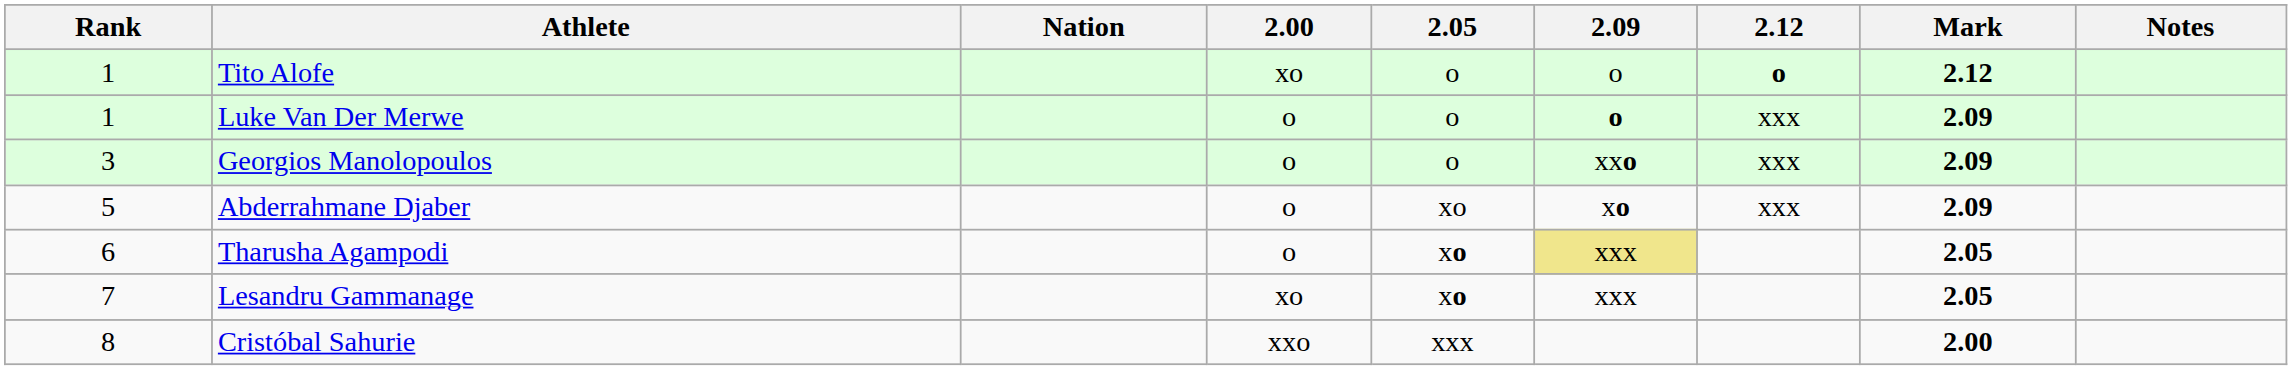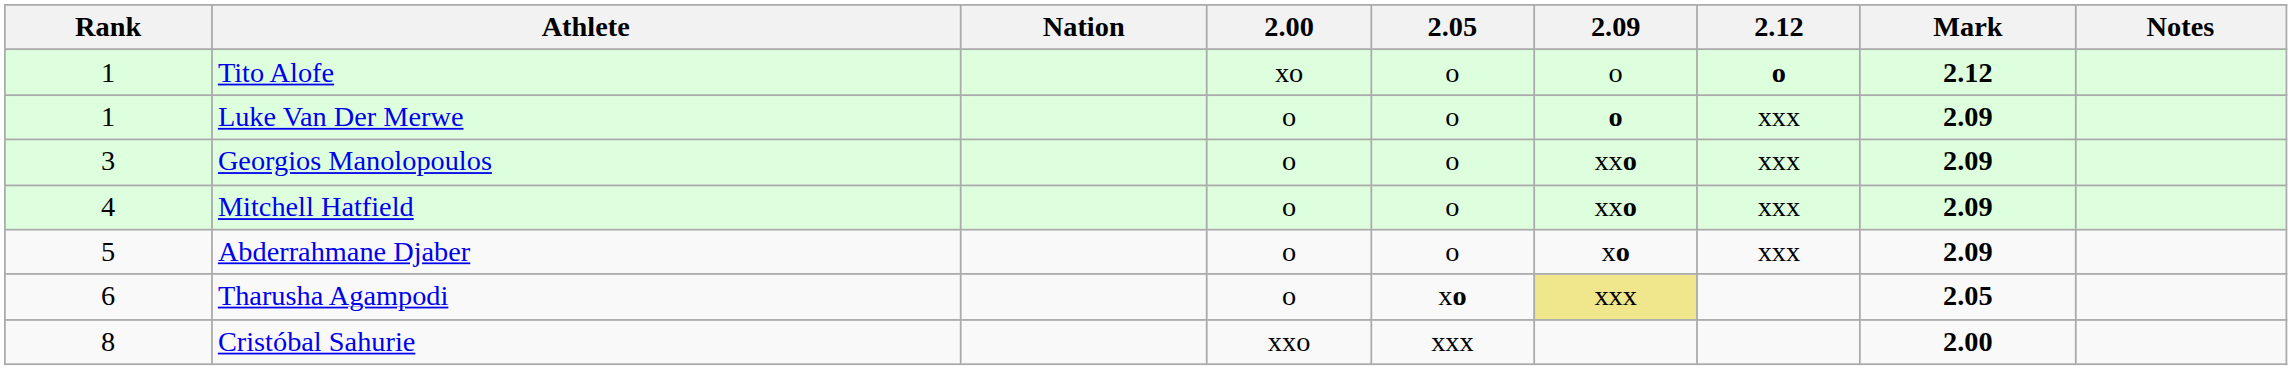+ row: (316, 206)
(1452, 206) xo -> (1452, 251) o
- row: (346, 296)
